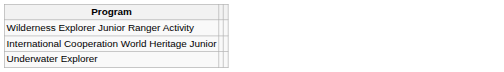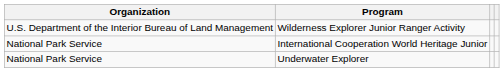+ column: (140, 12)
